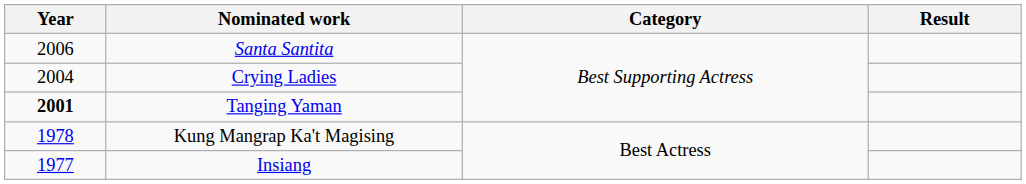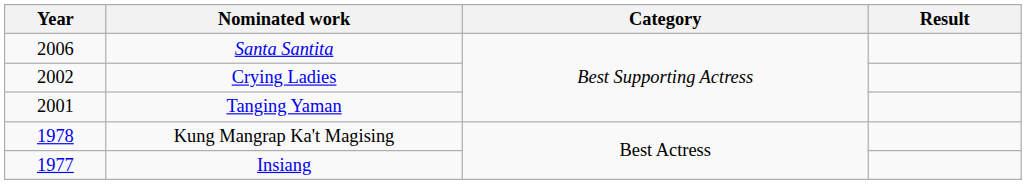(55, 77) 2004 -> (55, 77) 2002
(55, 106) bold -> (55, 106) normal
